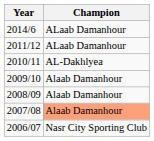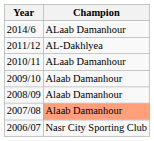(86, 45) ALaab Damanhour -> (74, 45) AL-Dakhlyea
(74, 62) AL-Dakhlyea -> (86, 62) ALaab Damanhour
